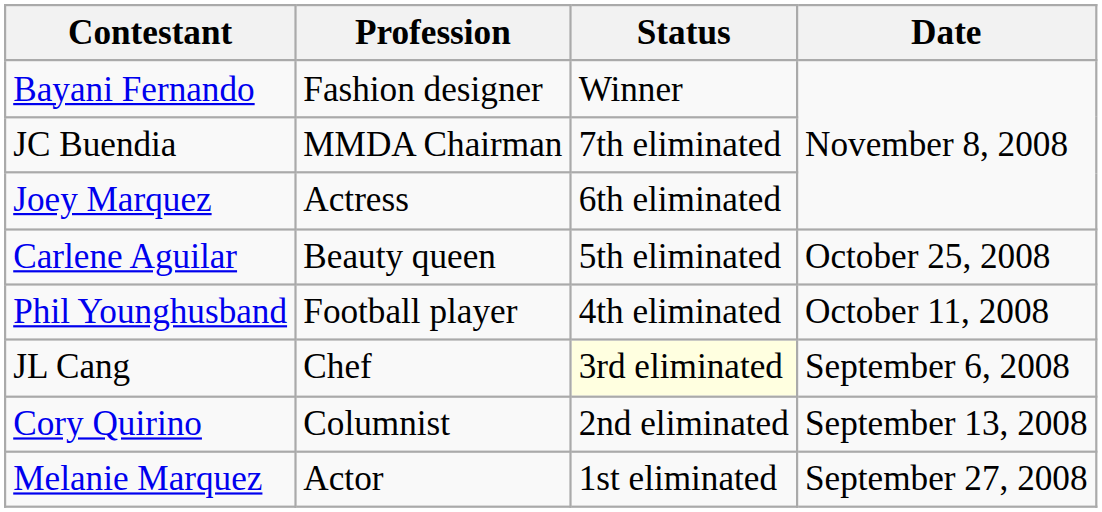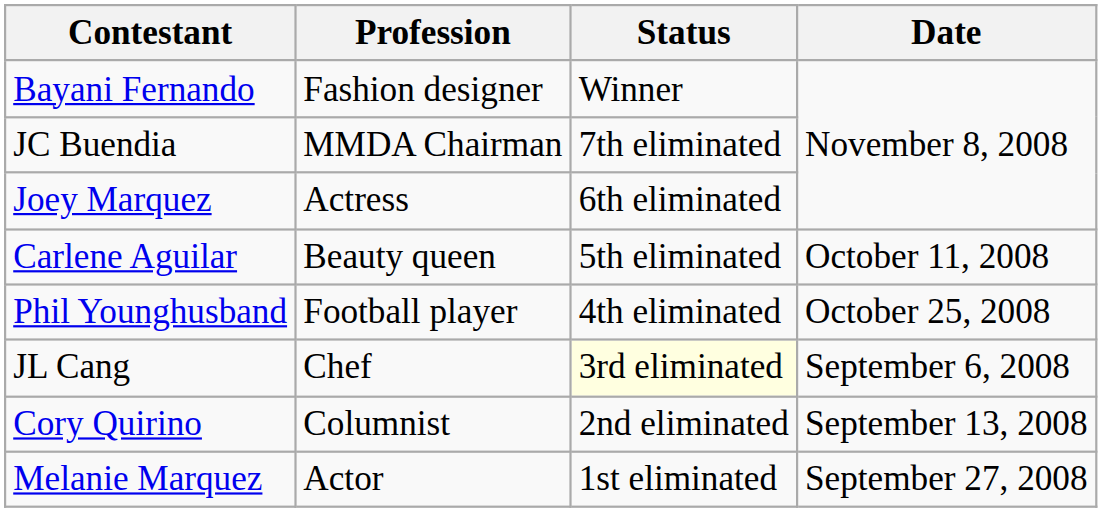(928, 255) October 25, 2008 -> (927, 255) October 11, 2008
(927, 311) October 11, 2008 -> (928, 311) October 25, 2008
